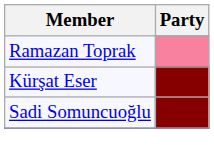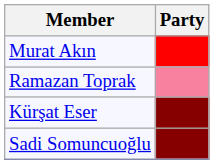+ row: (52, 51)
